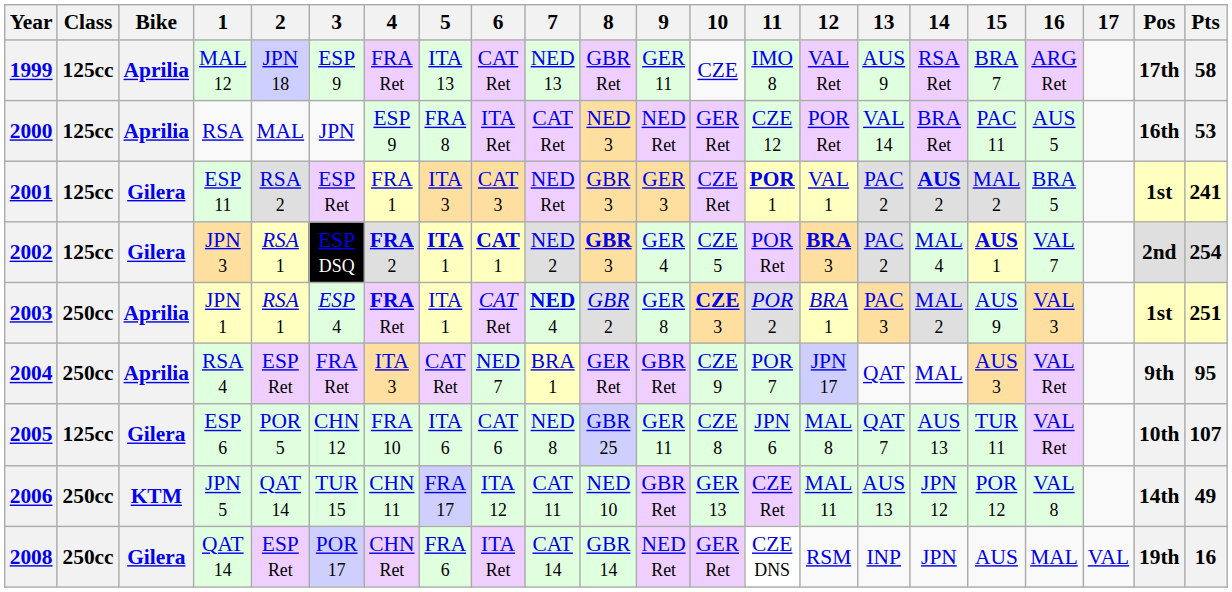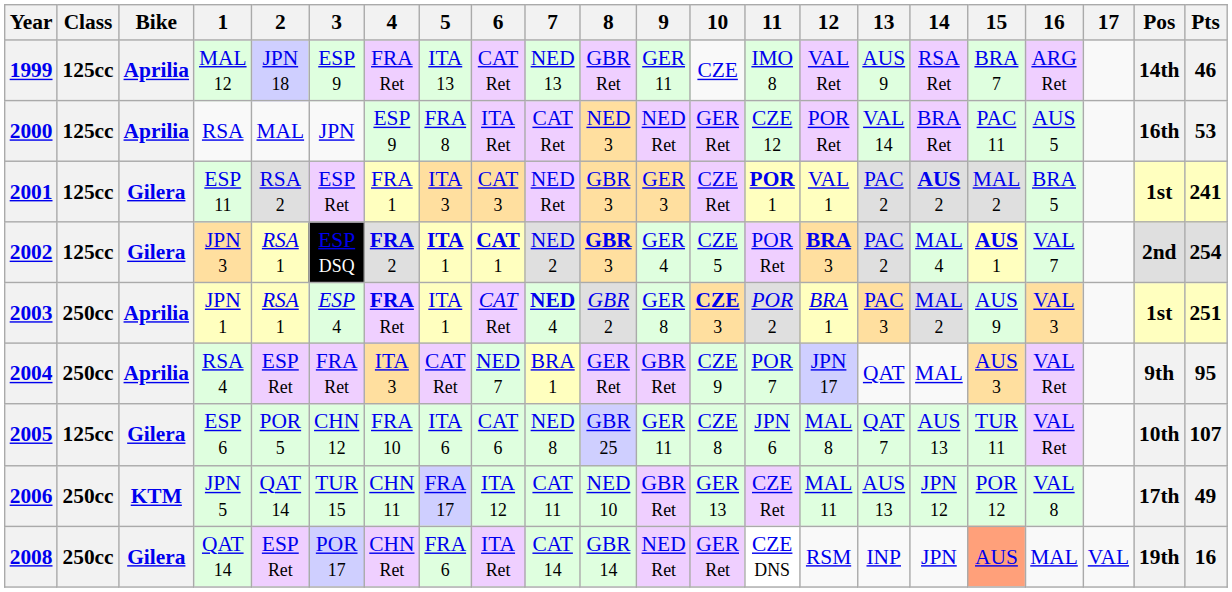(1159, 70) 17th -> (1159, 70) 14th
(1205, 70) 58 -> (1205, 70) 46
(1159, 495) 14th -> (1159, 495) 17th
(996, 556) no background -> (996, 556) lightsalmon background
